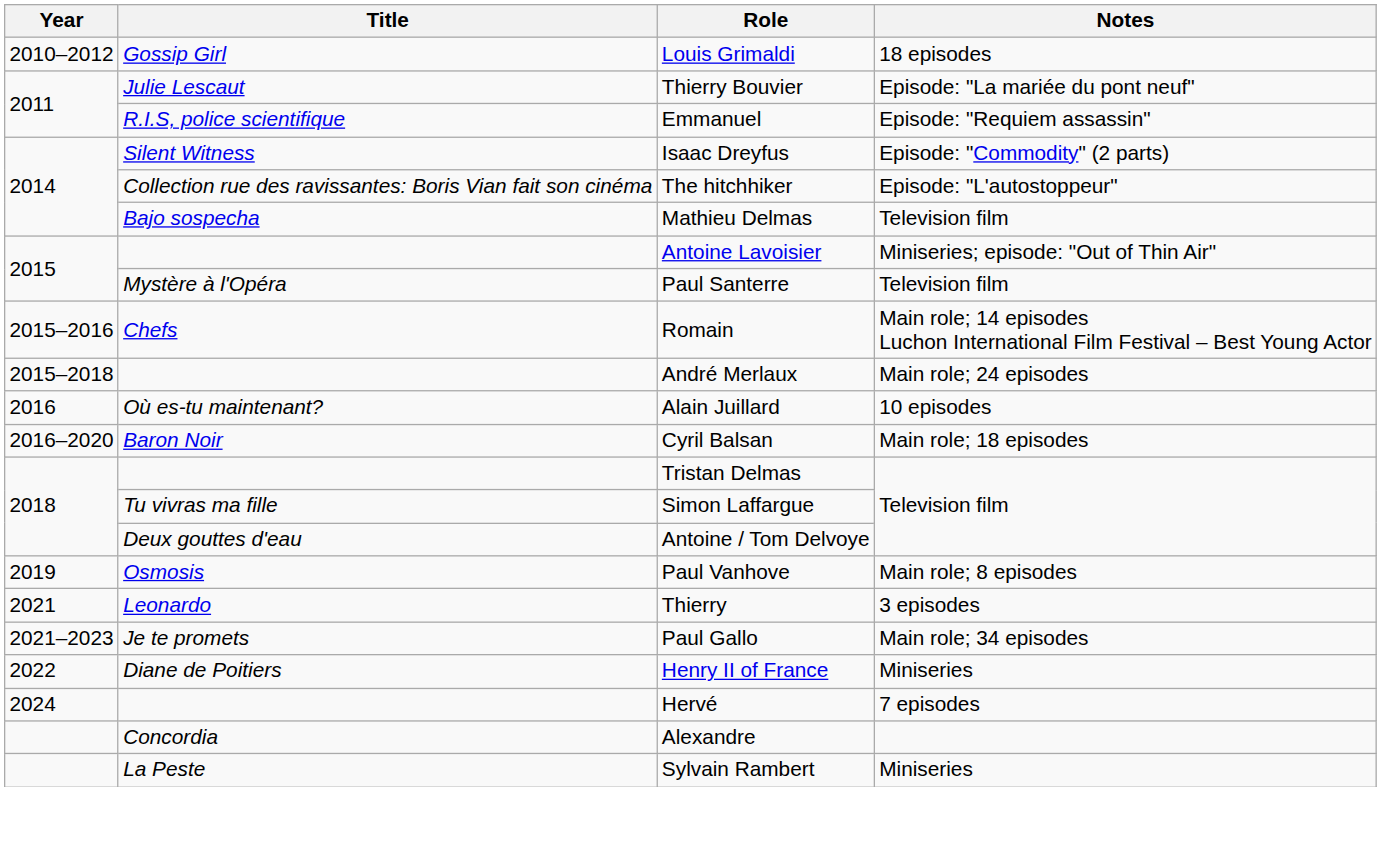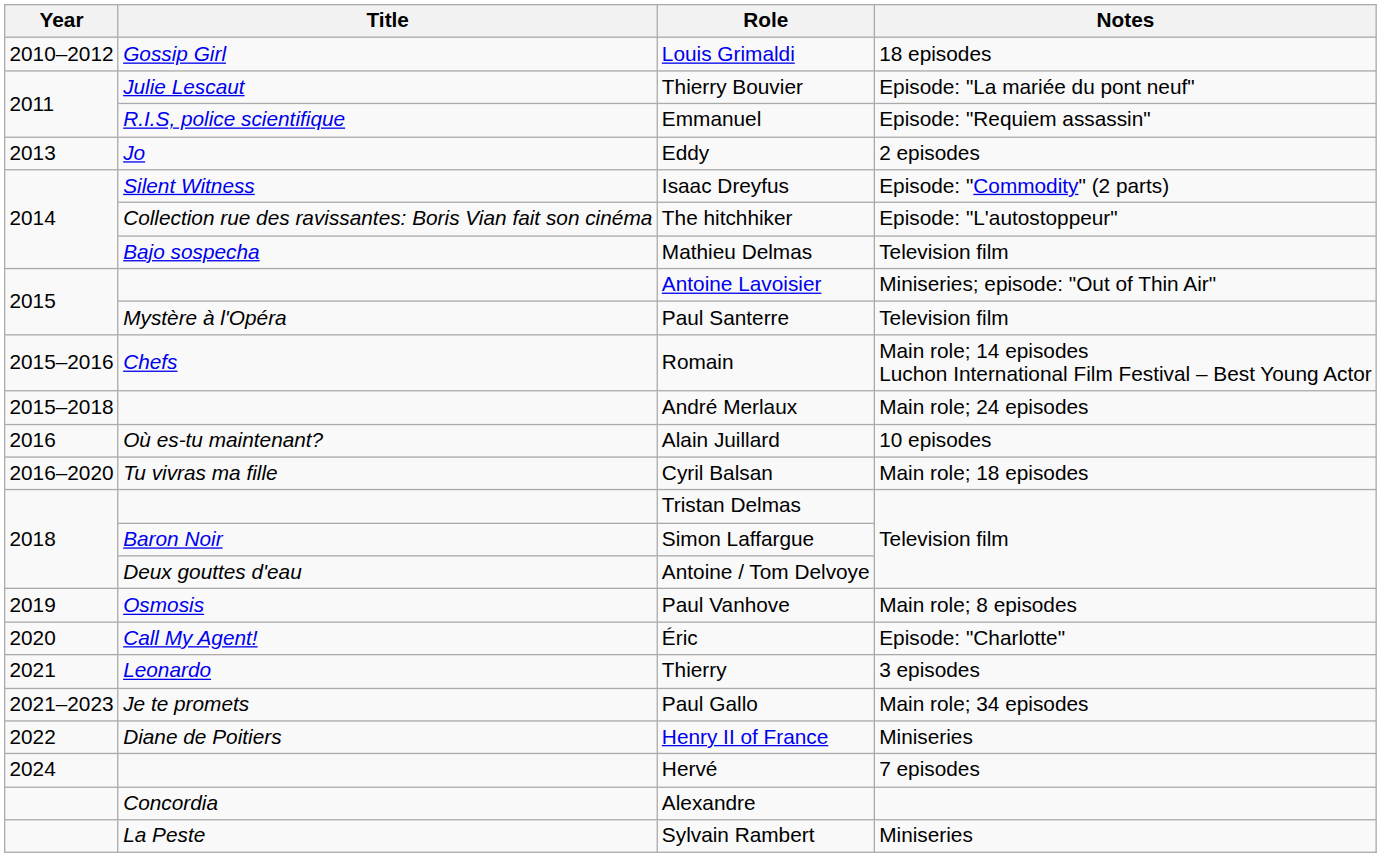+ row: (686, 152)
(173, 440) Baron Noir -> (200, 473) Tu vivras ma fille
(200, 506) Tu vivras ma fille -> (173, 539) Baron Noir
+ row: (680, 638)
